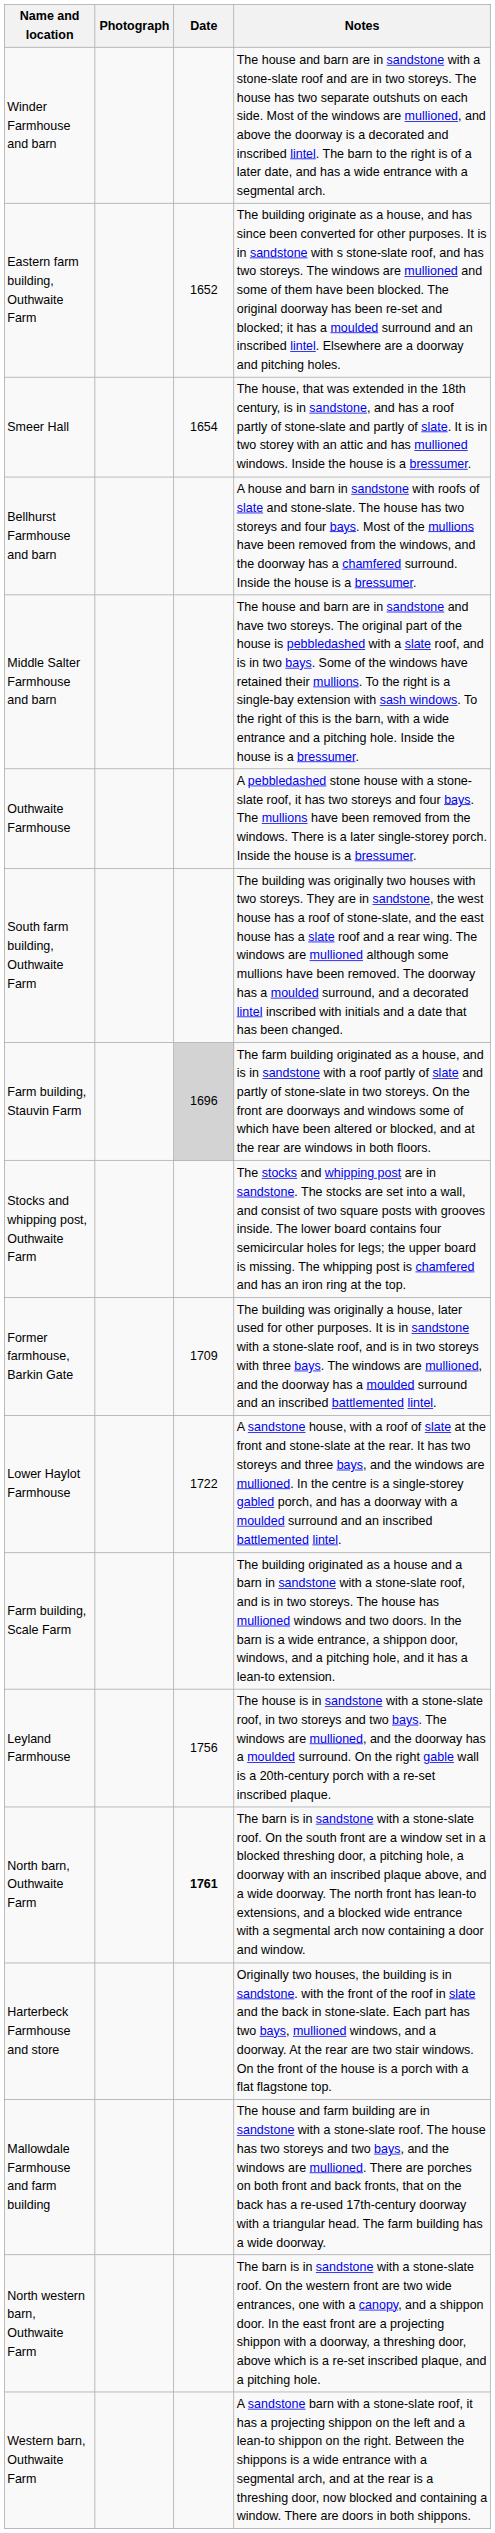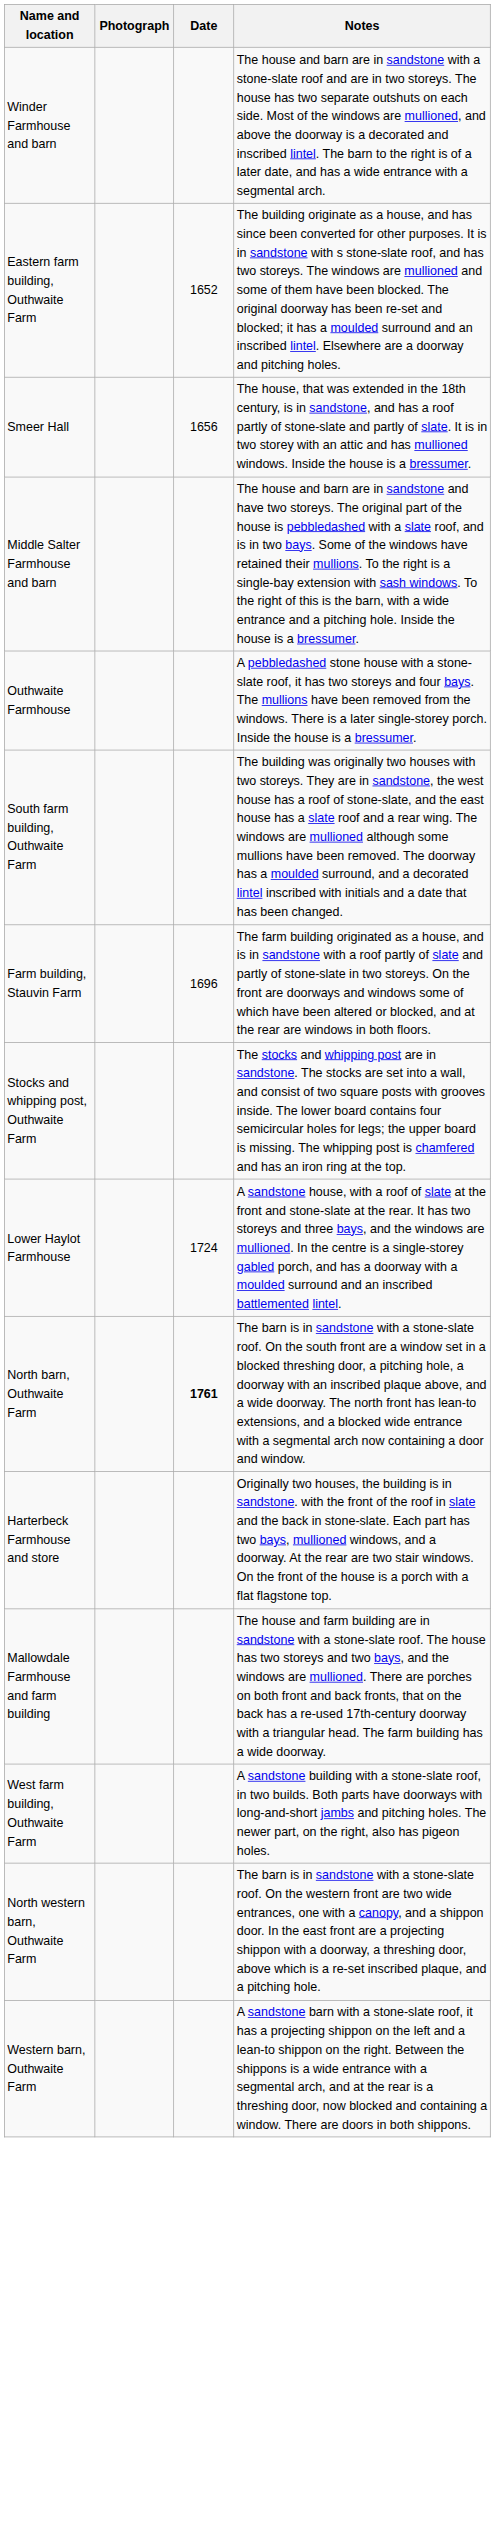(204, 427) 1654 -> (204, 427) 1656
- row: (39, 535)
(204, 1101) lightgrey background -> (204, 983) no background
- row: (40, 1356)
(204, 1484) 1722 -> (204, 1247) 1724
- row: (47, 1620)
- row: (39, 1748)
+ row: (36, 1813)
